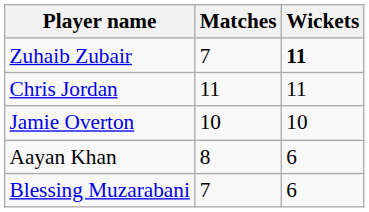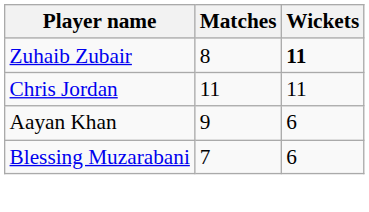(205, 55) 7 -> (205, 55) 8
- row: (72, 122)
(205, 156) 8 -> (205, 122) 9
